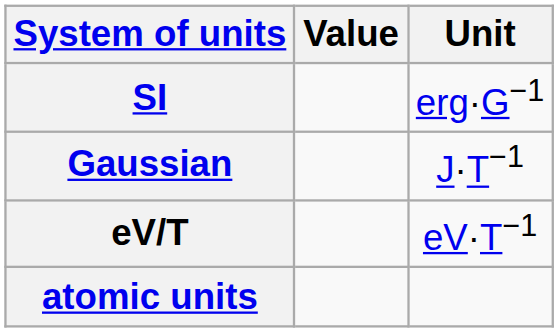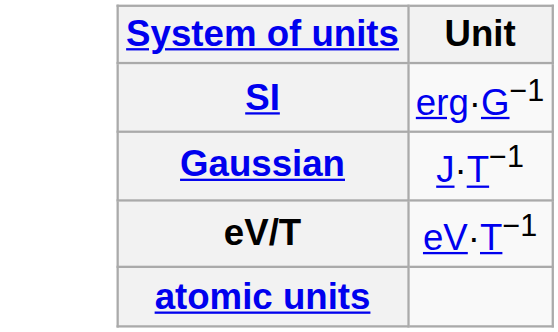- column: (351, 34)
